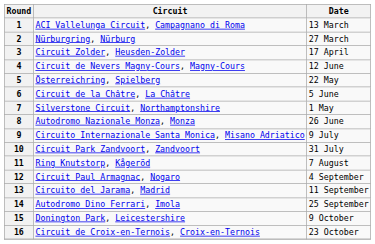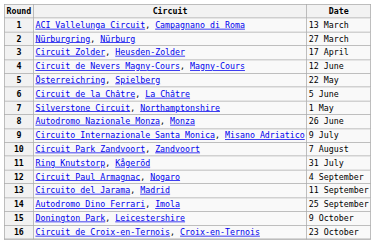(326, 149) 31 July -> (329, 149) 7 August
(329, 163) 7 August -> (326, 163) 31 July
